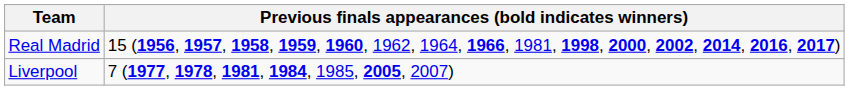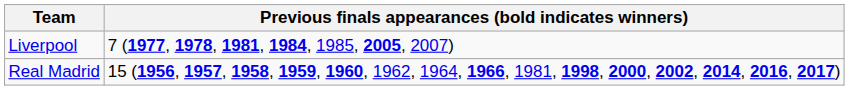rows swapped: (54, 44) <-> (43, 71)
